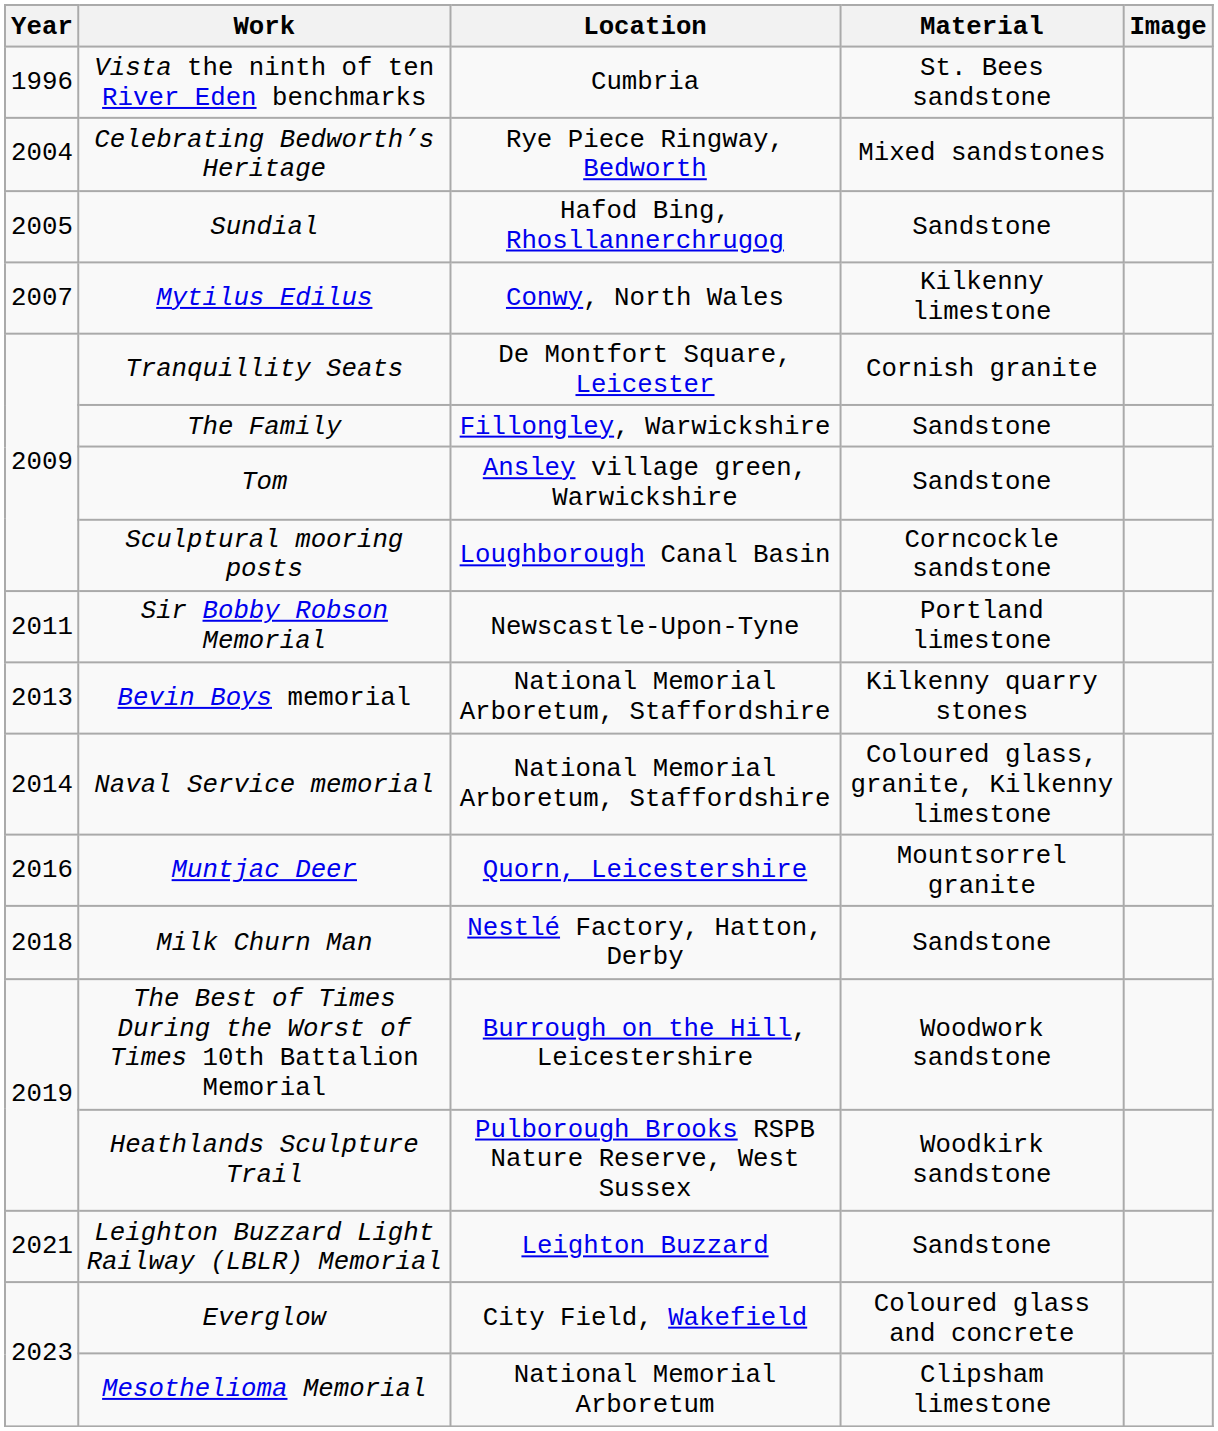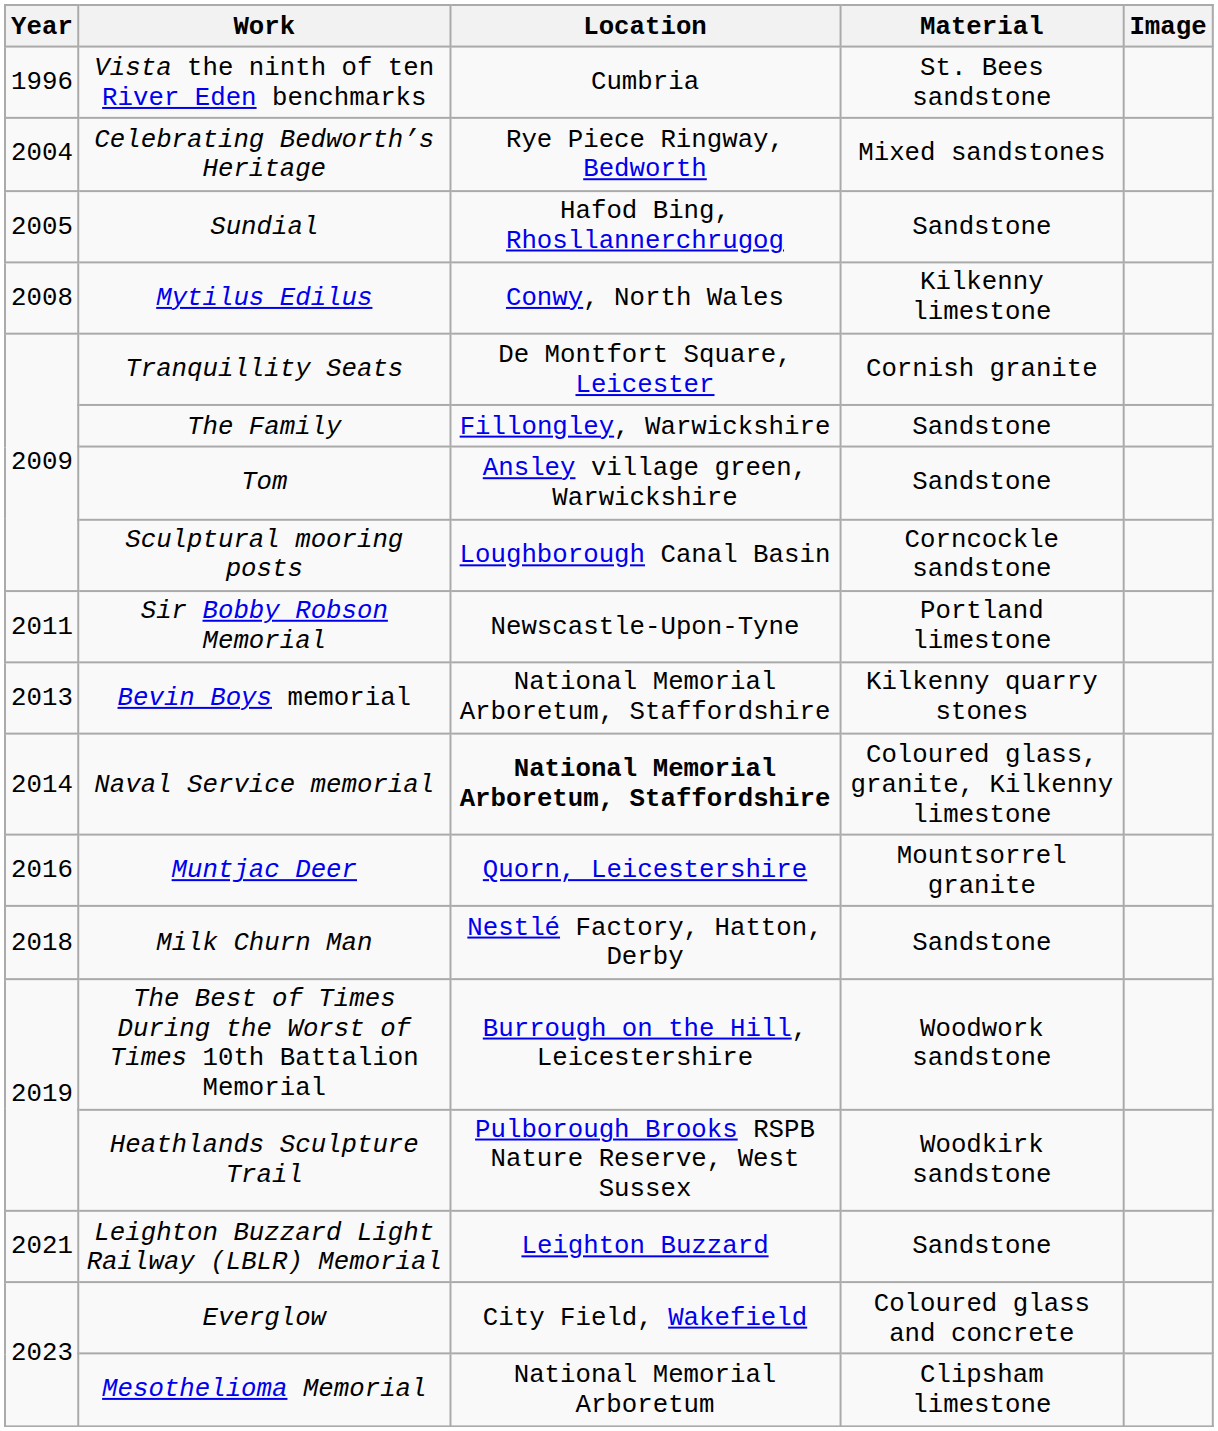(42, 298) 2007 -> (42, 298) 2008
(645, 784) normal -> (645, 784) bold
